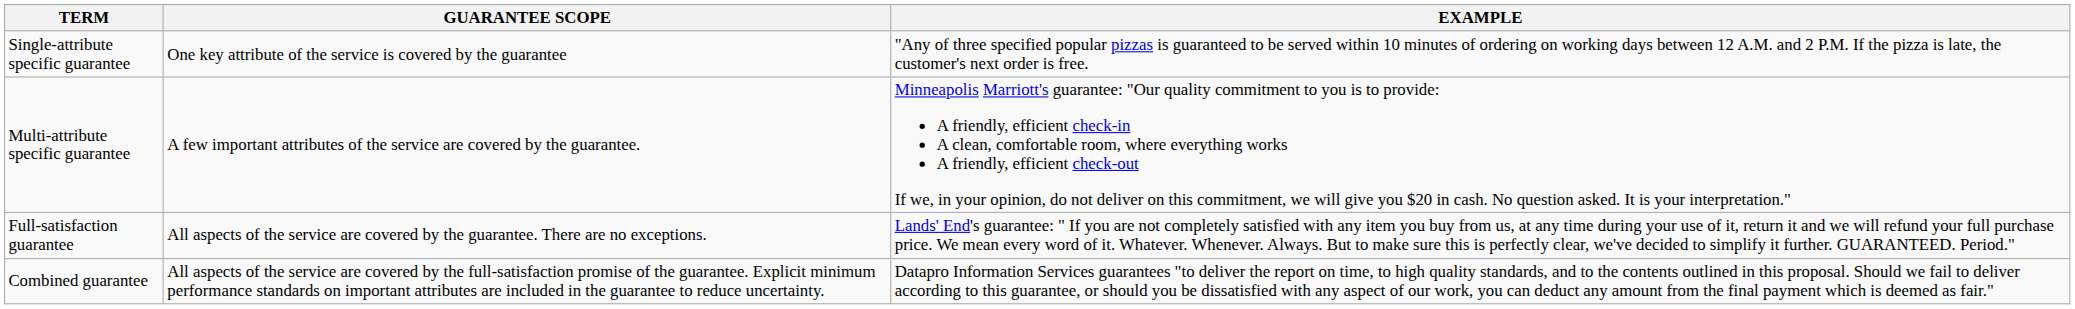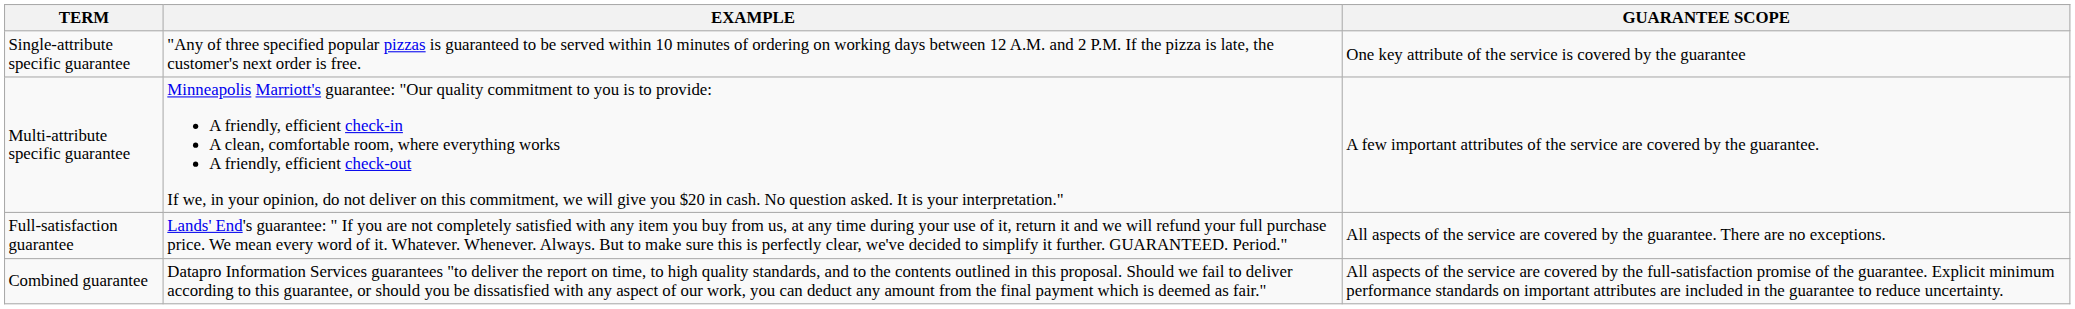columns swapped: (527, 17) <-> (1480, 17)
